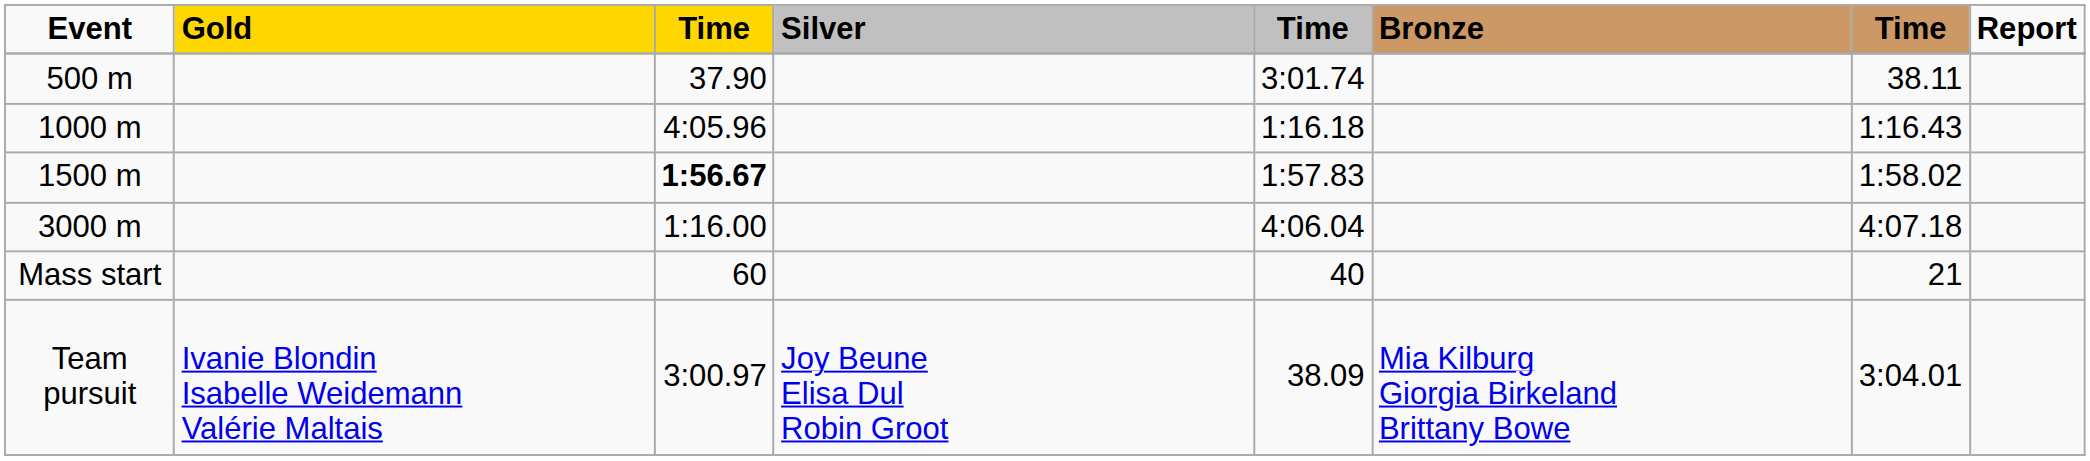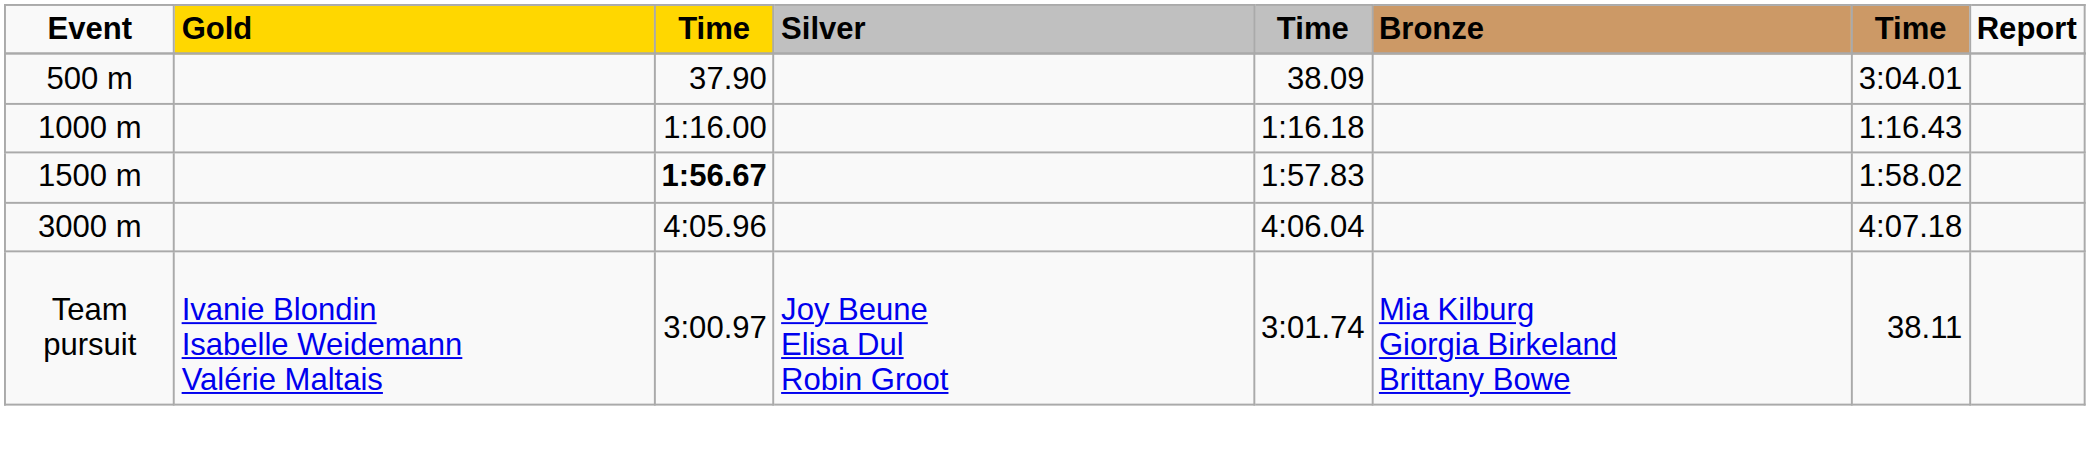(1313, 78) 3:01.74 -> (1326, 78) 38.09
(1925, 78) 38.11 -> (1911, 78) 3:04.01
(715, 127) 4:05.96 -> (715, 127) 1:16.00
(715, 226) 1:16.00 -> (715, 226) 4:05.96
- row: (90, 275)
(1326, 376) 38.09 -> (1313, 327) 3:01.74
(1911, 376) 3:04.01 -> (1925, 327) 38.11
